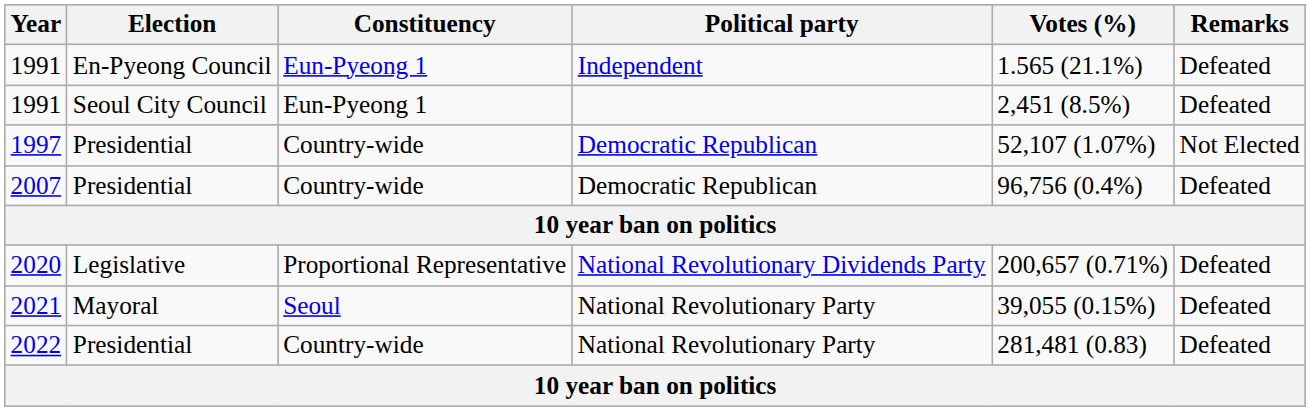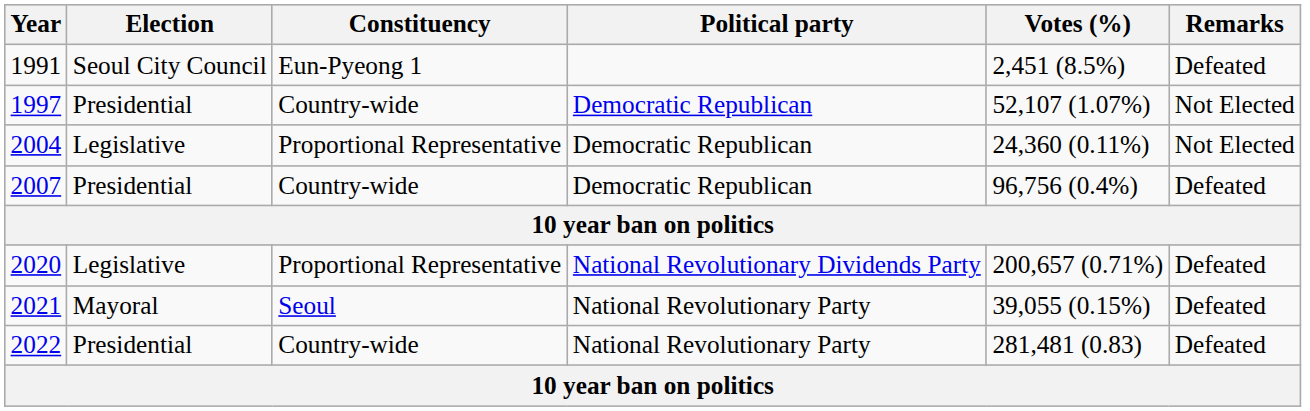- row: (36, 64)
+ row: (36, 144)
